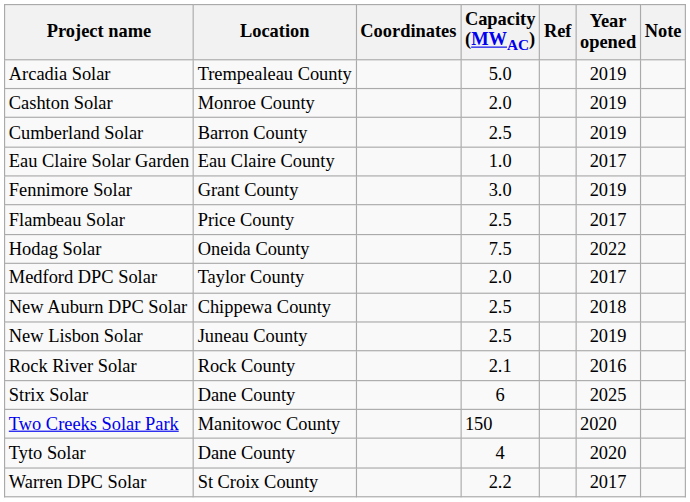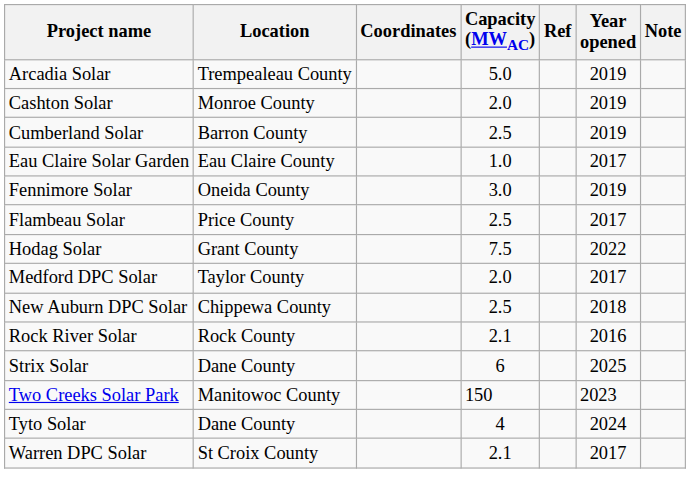(248, 190) Grant County -> (254, 190) Oneida County
(254, 248) Oneida County -> (248, 248) Grant County
- row: (76, 336)
(598, 423) 2020 -> (598, 394) 2023
(608, 453) 2020 -> (608, 423) 2024
(500, 482) 2.2 -> (500, 453) 2.1
